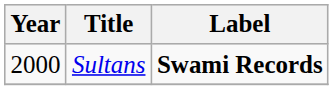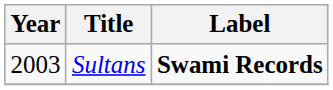(35, 63) 2000 -> (35, 63) 2003
